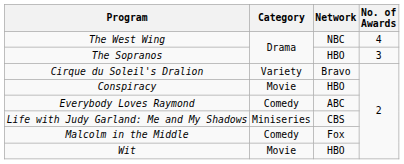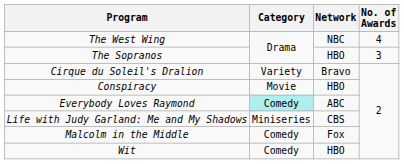(281, 103) no background -> (281, 103) paleturquoise background
(281, 151) Movie -> (281, 151) Comedy
